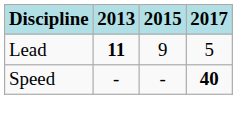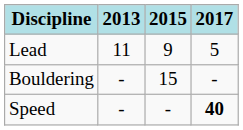(116, 49) bold -> (121, 49) normal
+ row: (51, 79)
